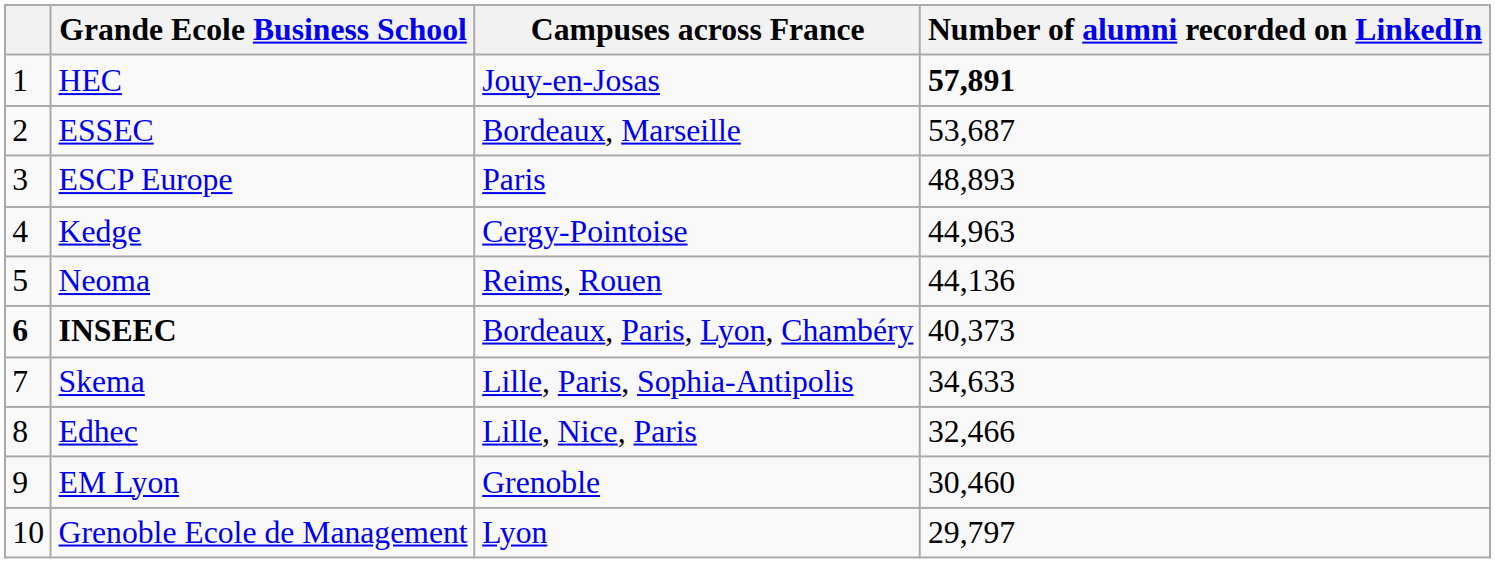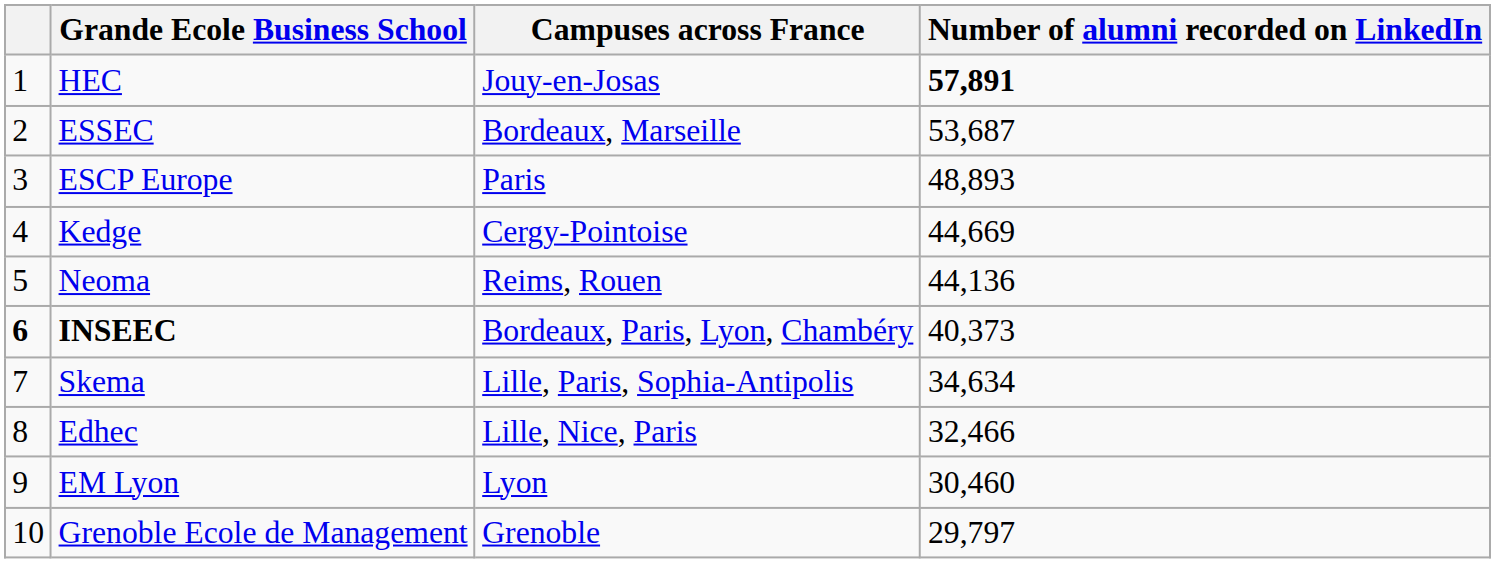(972, 230) 44,963 -> (972, 230) 44,669
(972, 381) 34,633 -> (972, 381) 34,634
(541, 481) Grenoble -> (515, 481) Lyon
(515, 532) Lyon -> (541, 532) Grenoble
